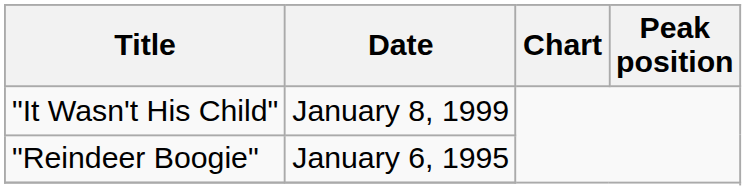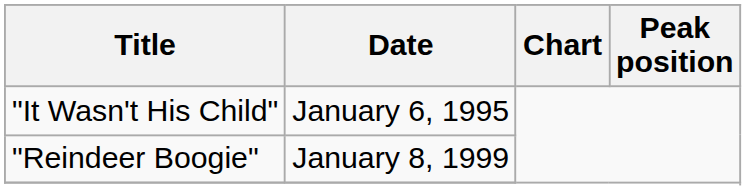(401, 110) January 8, 1999 -> (401, 110) January 6, 1995
(401, 158) January 6, 1995 -> (401, 158) January 8, 1999
